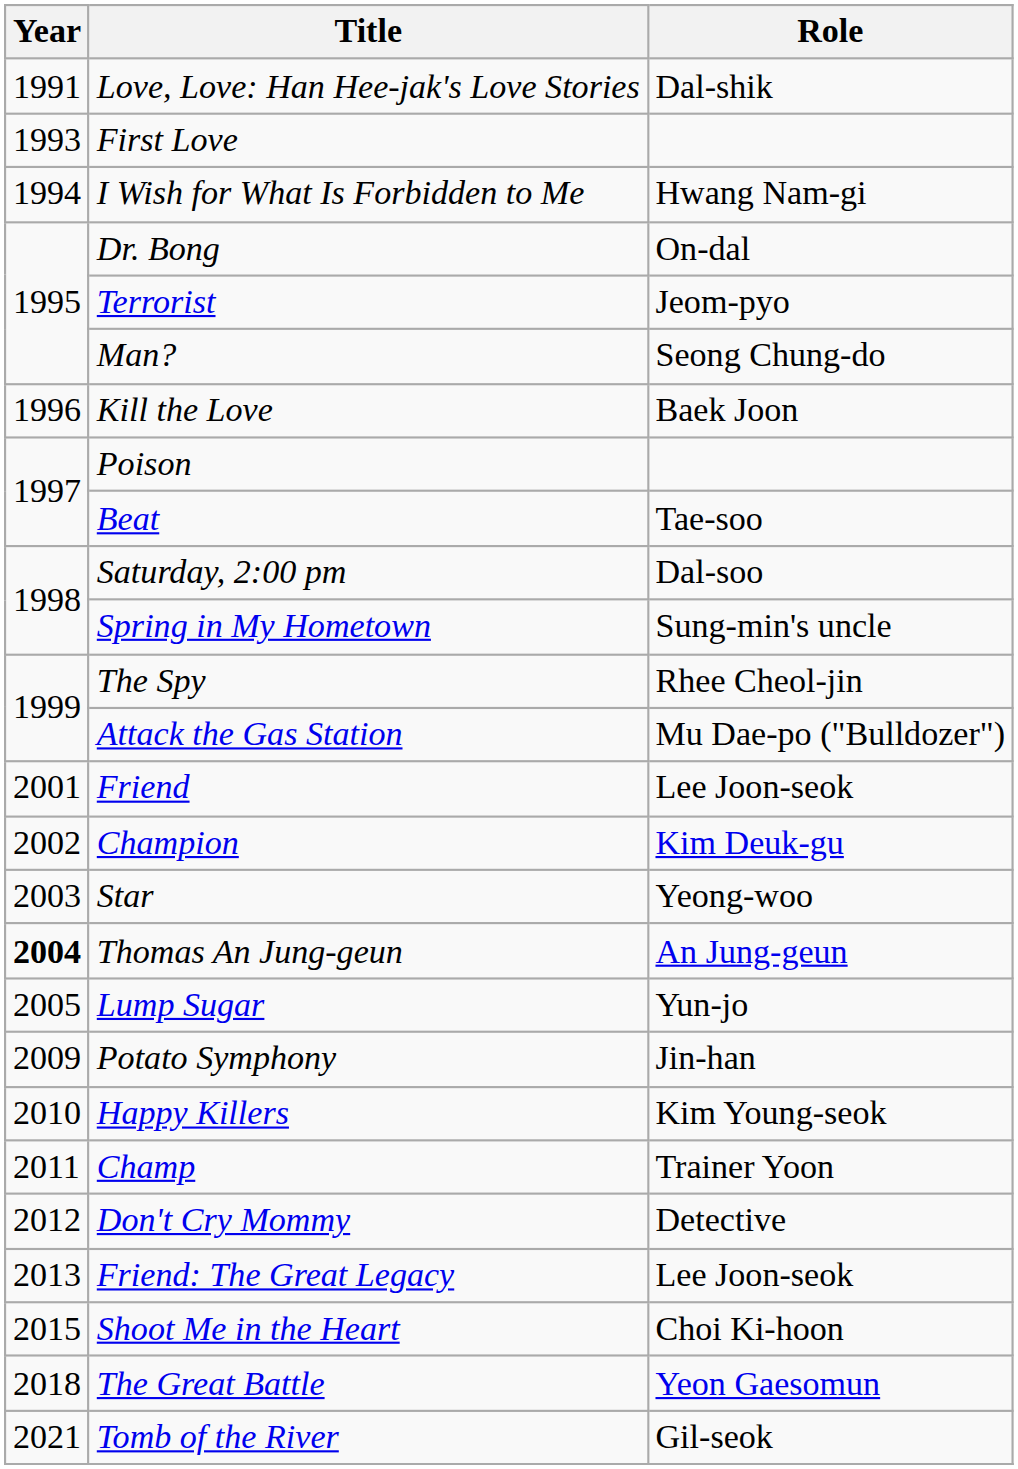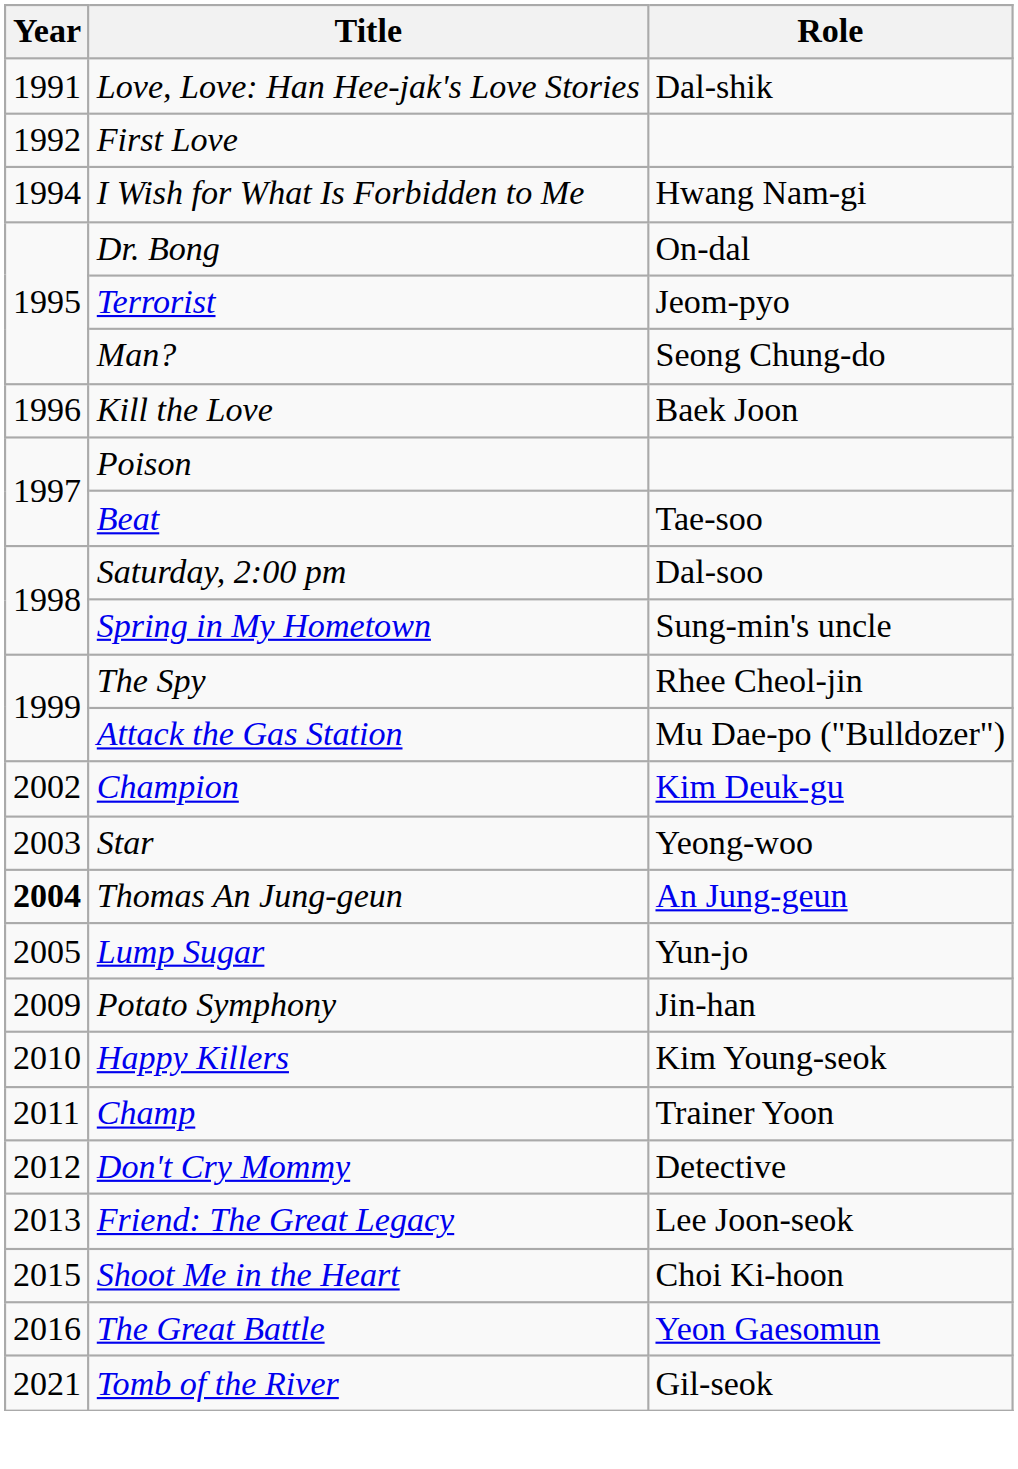(47, 139) 1993 -> (47, 139) 1992
- row: (143, 788)
(47, 1382) 2018 -> (47, 1328) 2016
